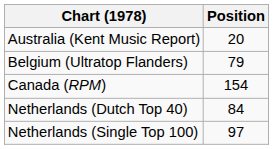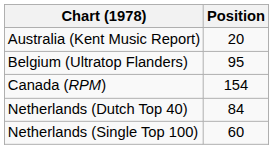(236, 62) 79 -> (236, 62) 95
(236, 132) 97 -> (236, 132) 60
